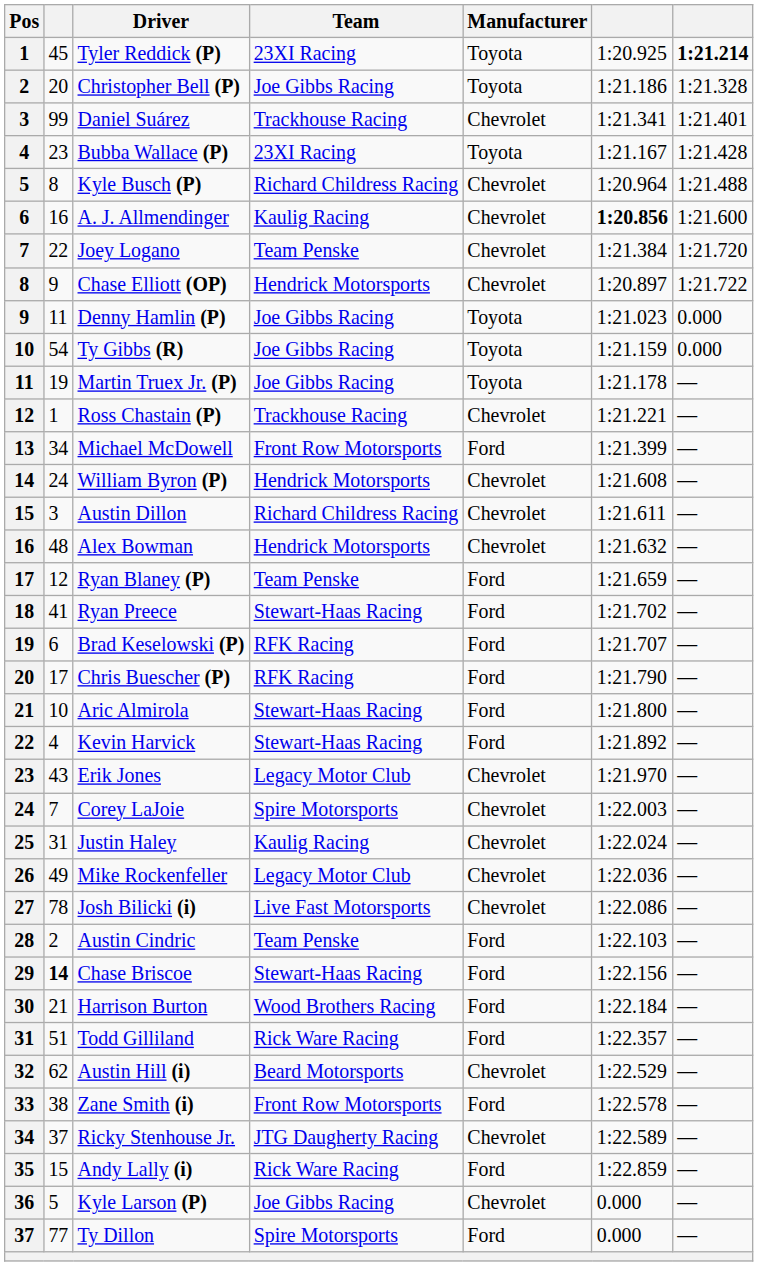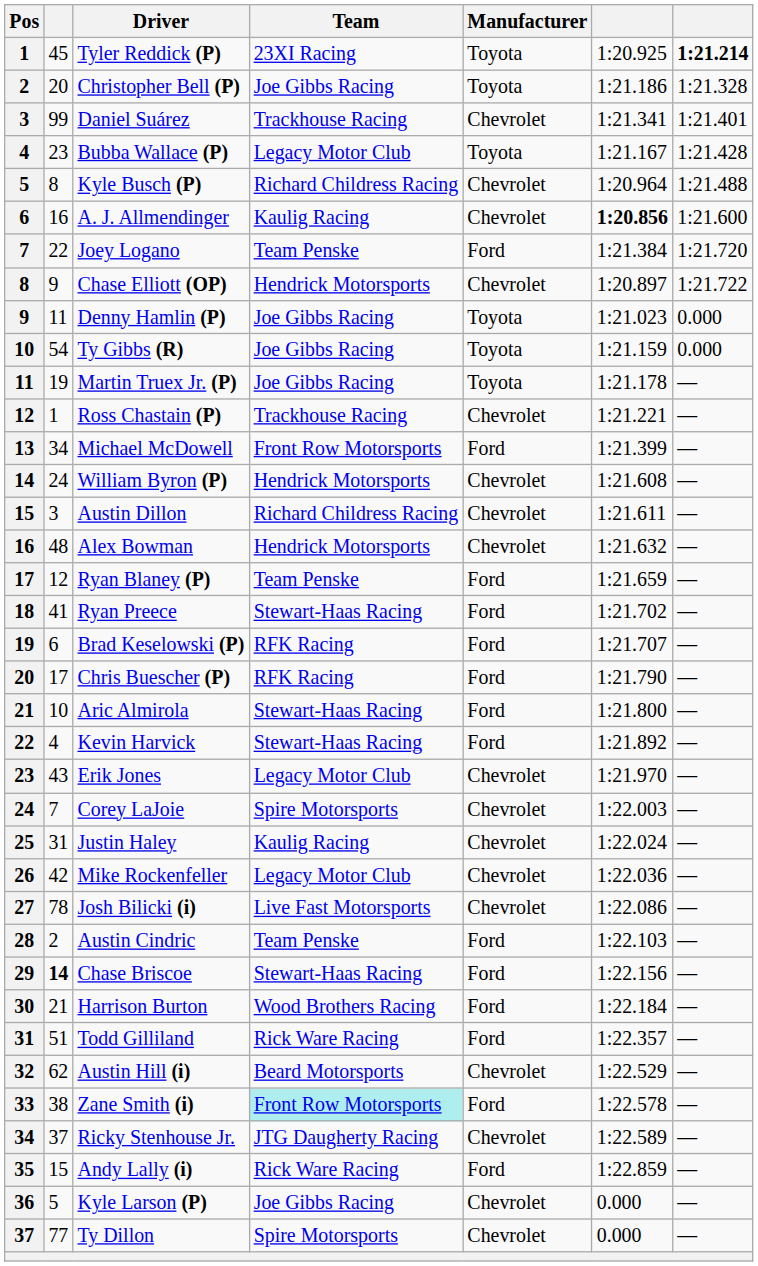(305, 152) 23XI Racing -> (332, 152) Legacy Motor Club
(507, 250) Chevrolet -> (486, 250) Ford
(58, 874) 49 -> (58, 874) 42
(348, 1104) no background -> (348, 1104) paleturquoise background
(486, 1235) Ford -> (507, 1235) Chevrolet
